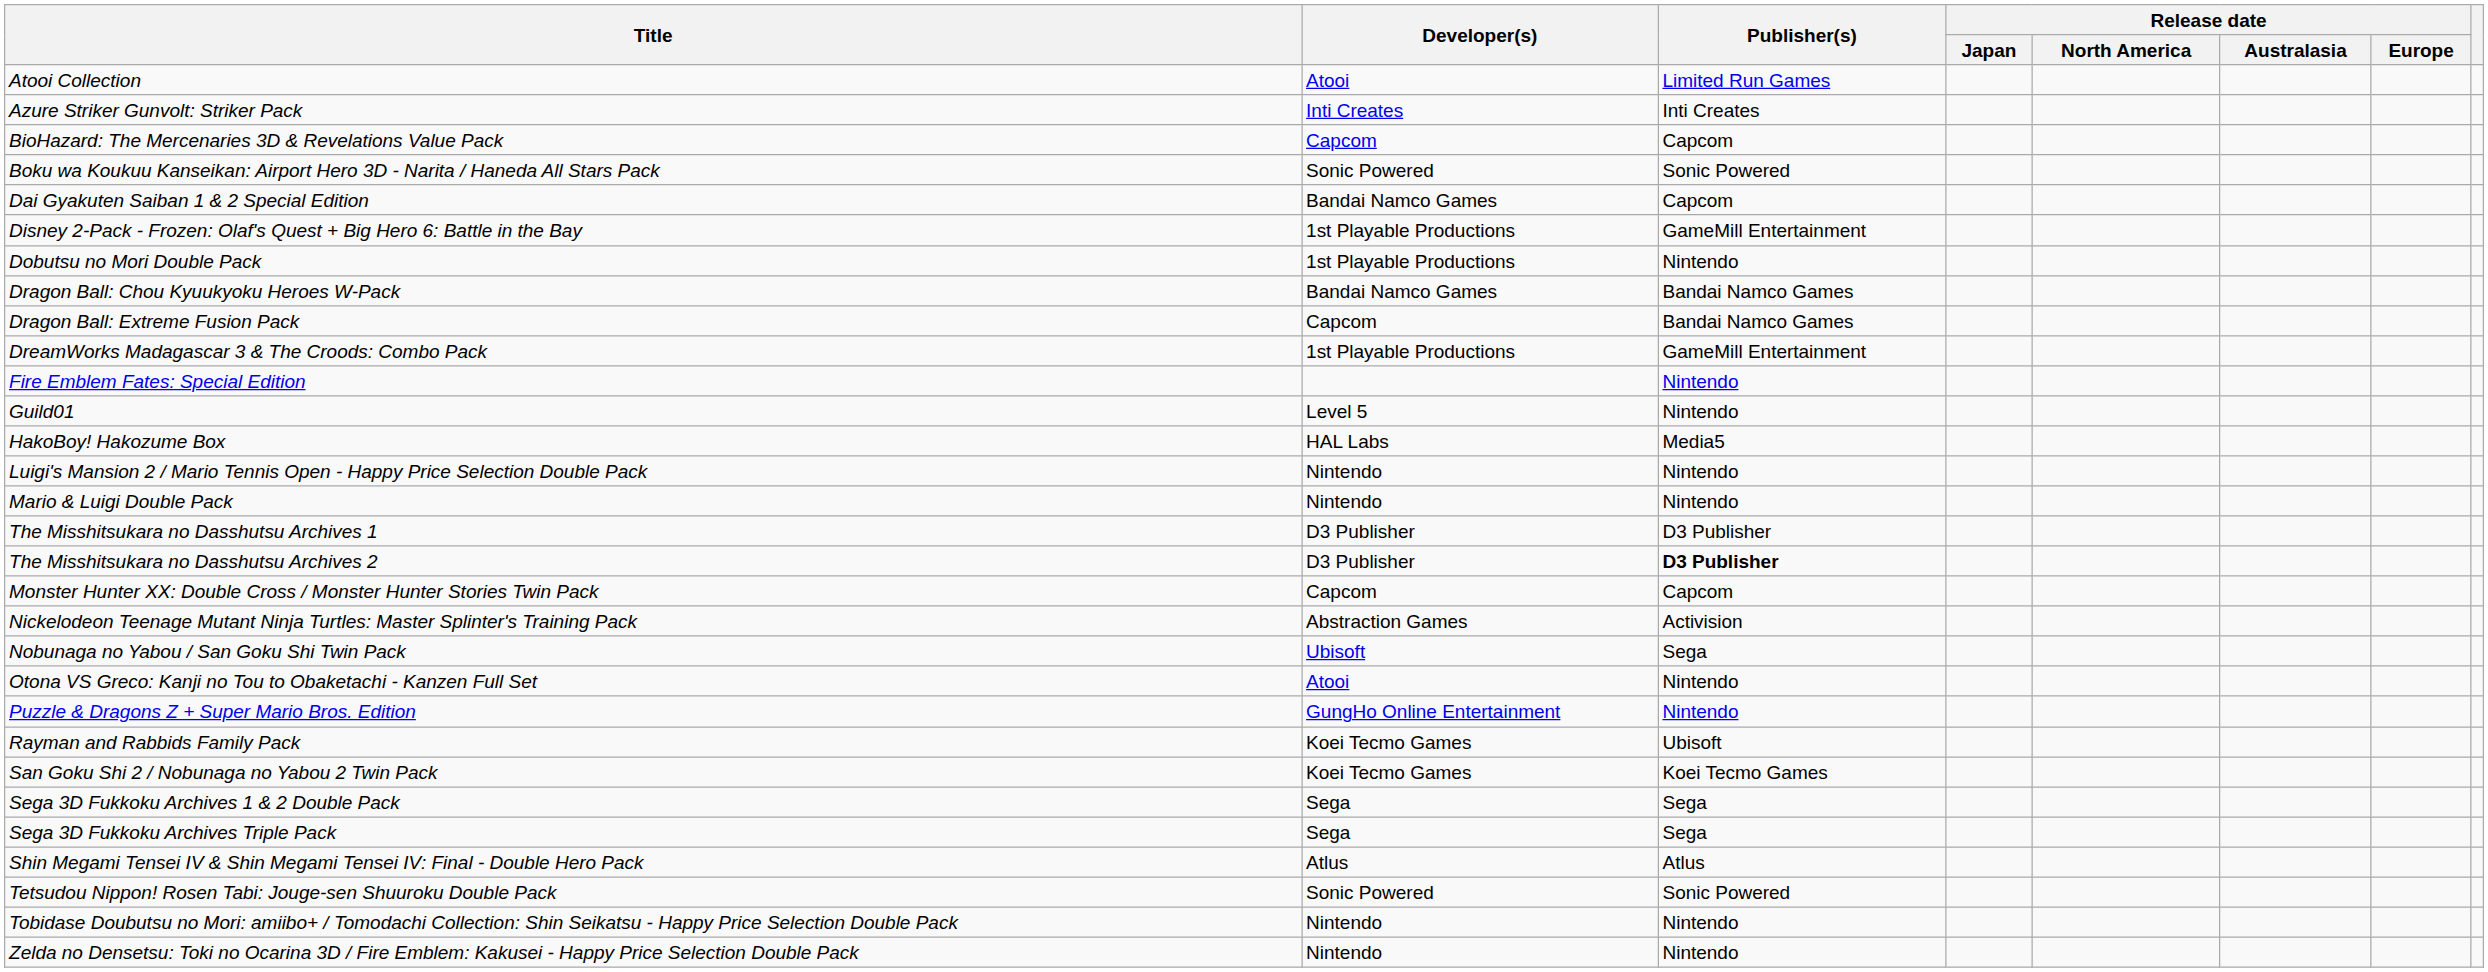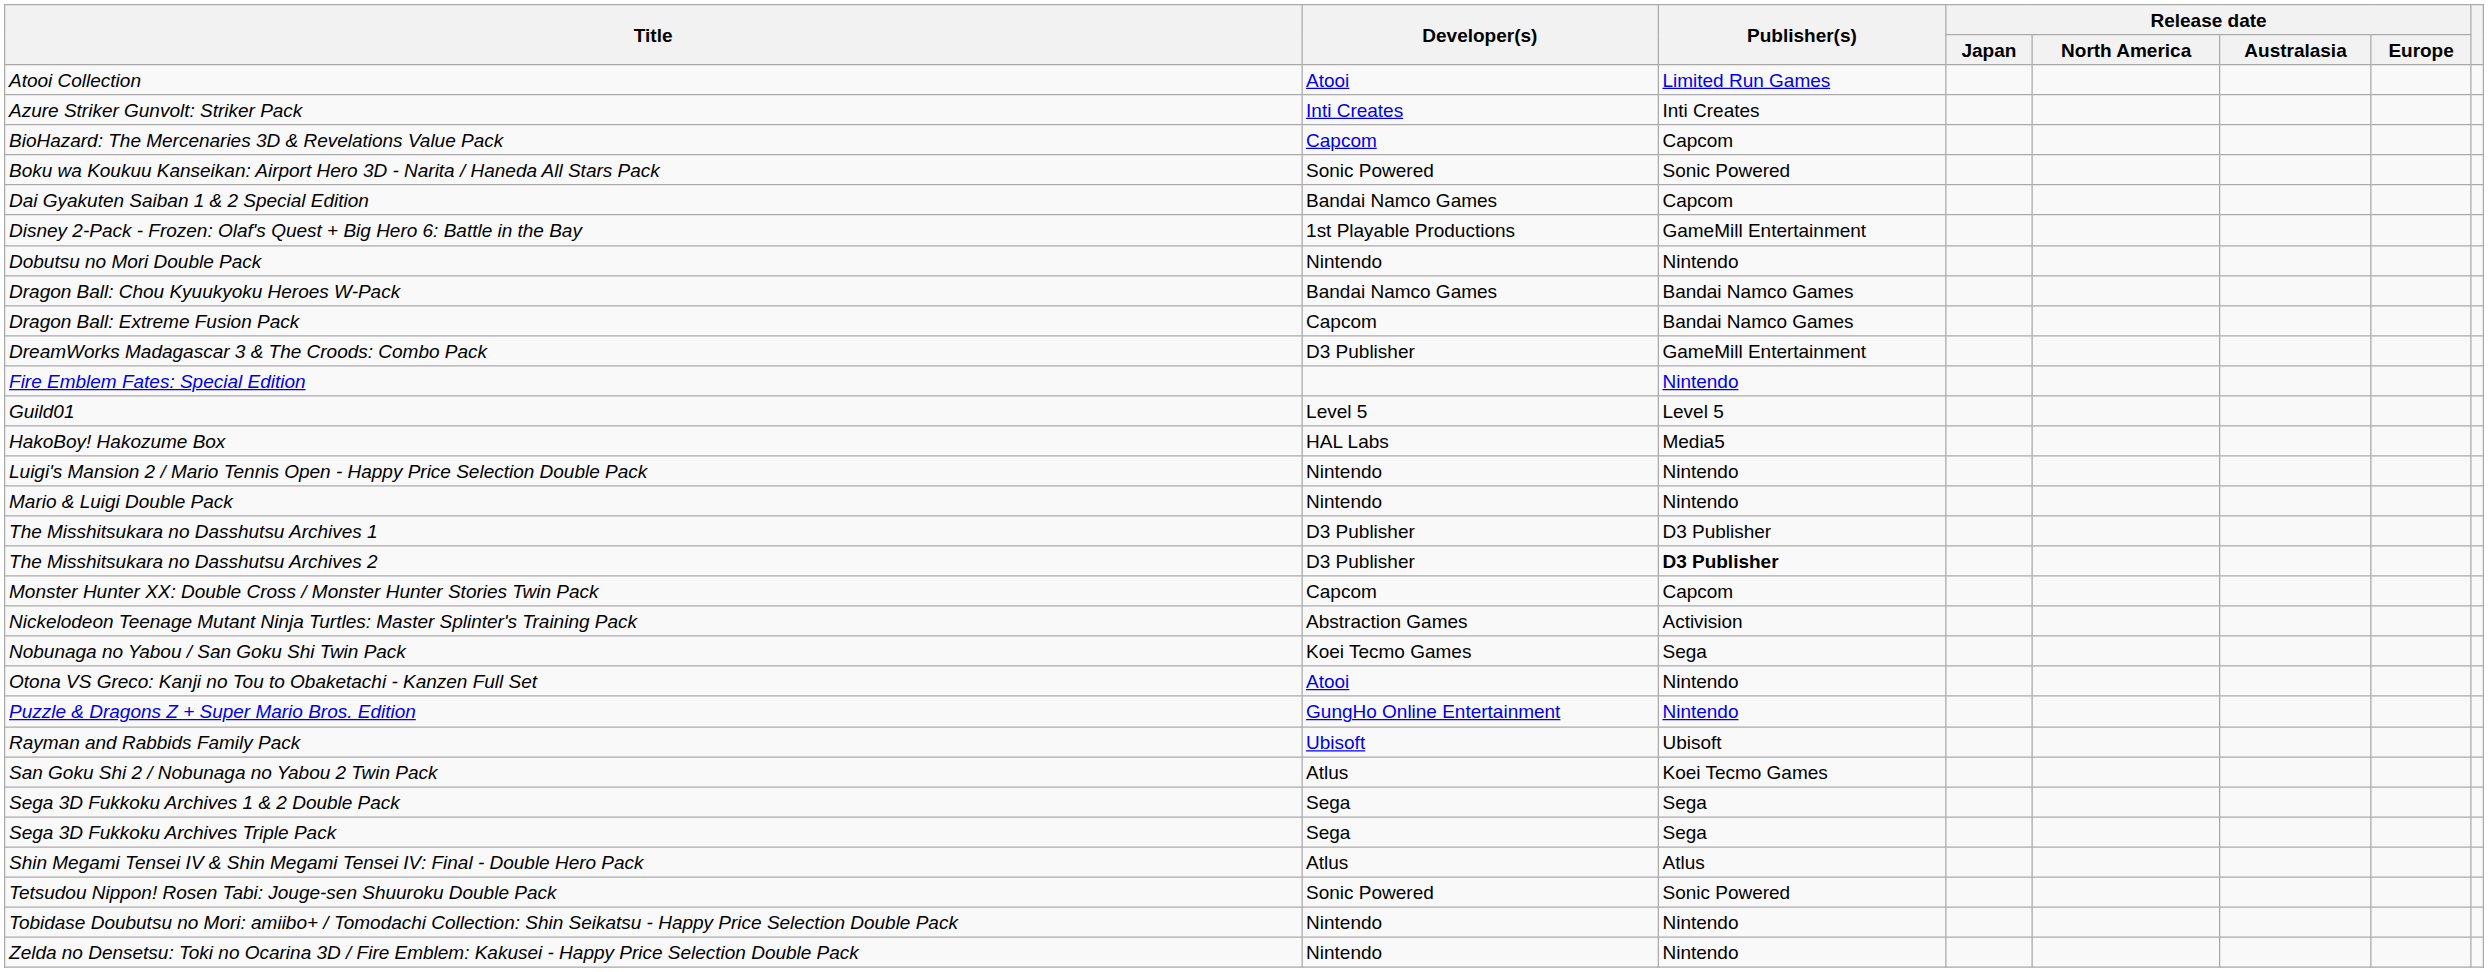(1411, 260) 1st Playable Productions -> (1344, 260) Nintendo
(1411, 351) 1st Playable Productions -> (1360, 351) D3 Publisher
(1700, 411) Nintendo -> (1693, 411) Level 5
(1336, 651) Ubisoft -> (1389, 651) Koei Tecmo Games
(1389, 742) Koei Tecmo Games -> (1336, 742) Ubisoft
(1389, 772) Koei Tecmo Games -> (1327, 772) Atlus
